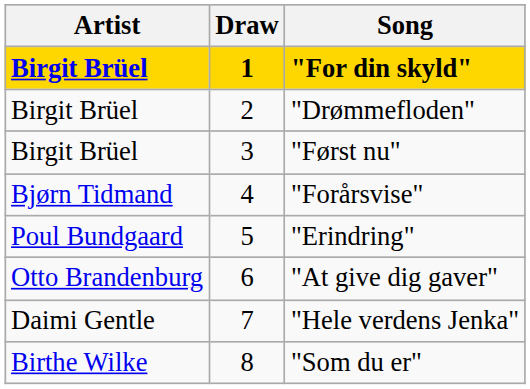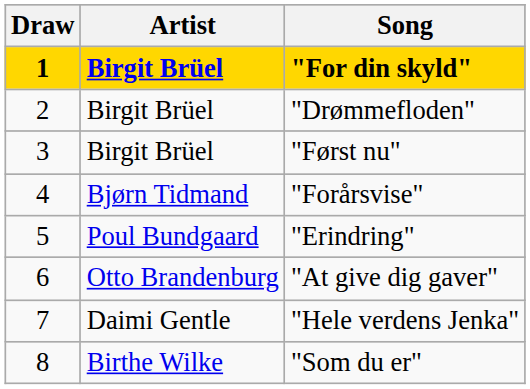columns swapped: (247, 25) <-> (107, 25)
